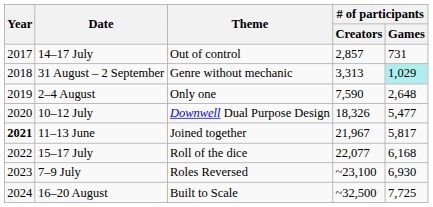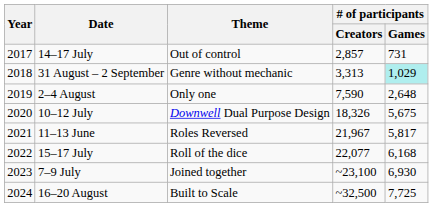(402, 113) 5,477 -> (402, 113) 5,675
(20, 133) bold -> (20, 133) normal
(208, 133) Joined together -> (209, 133) Roles Reversed
(209, 172) Roles Reversed -> (208, 172) Joined together
